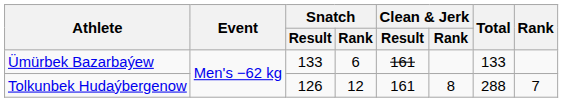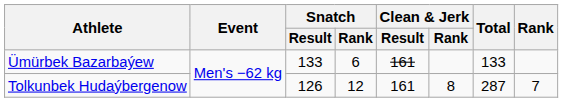(493, 86) 288 -> (493, 86) 287
